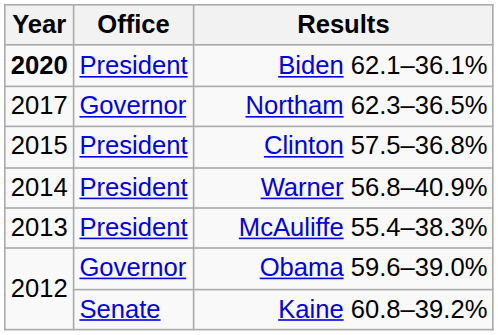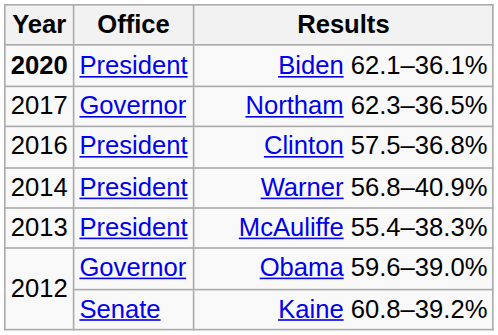(39, 146) 2015 -> (39, 146) 2016
